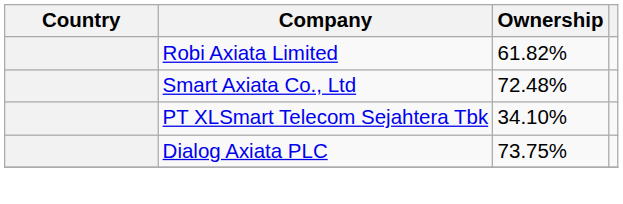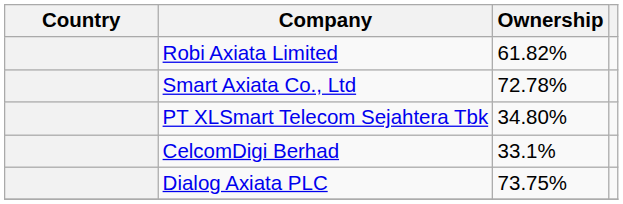(532, 85) 72.48% -> (532, 85) 72.78%
(532, 118) 34.10% -> (532, 118) 34.80%
+ row: (251, 150)
